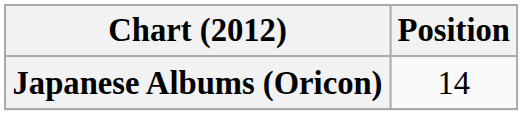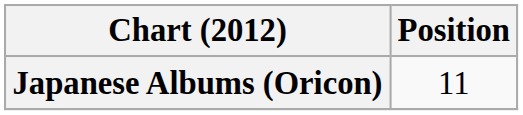(454, 82) 14 -> (454, 82) 11
